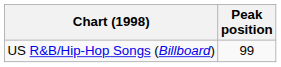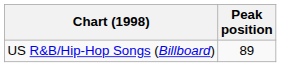(247, 51) 99 -> (247, 51) 89
